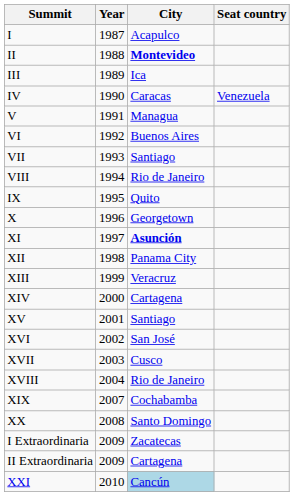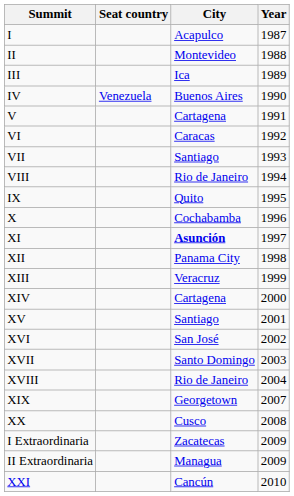columns swapped: (112, 14) <-> (252, 14)
(163, 55) bold -> (205, 55) normal
(151, 95) Caracas -> (208, 95) Buenos Aires
(154, 116) Managua -> (200, 116) Cartagena
(165, 136) Buenos Aires -> (194, 136) Caracas
(162, 217) Georgetown -> (208, 217) Cochabamba
(146, 359) Cusco -> (214, 359) Santo Domingo
(164, 400) Cochabamba -> (206, 400) Georgetown
(171, 420) Santo Domingo -> (190, 420) Cusco
(156, 461) Cartagena -> (198, 461) Managua
(150, 481) lightblue background -> (194, 481) no background
